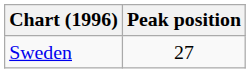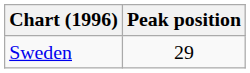(184, 51) 27 -> (184, 51) 29
